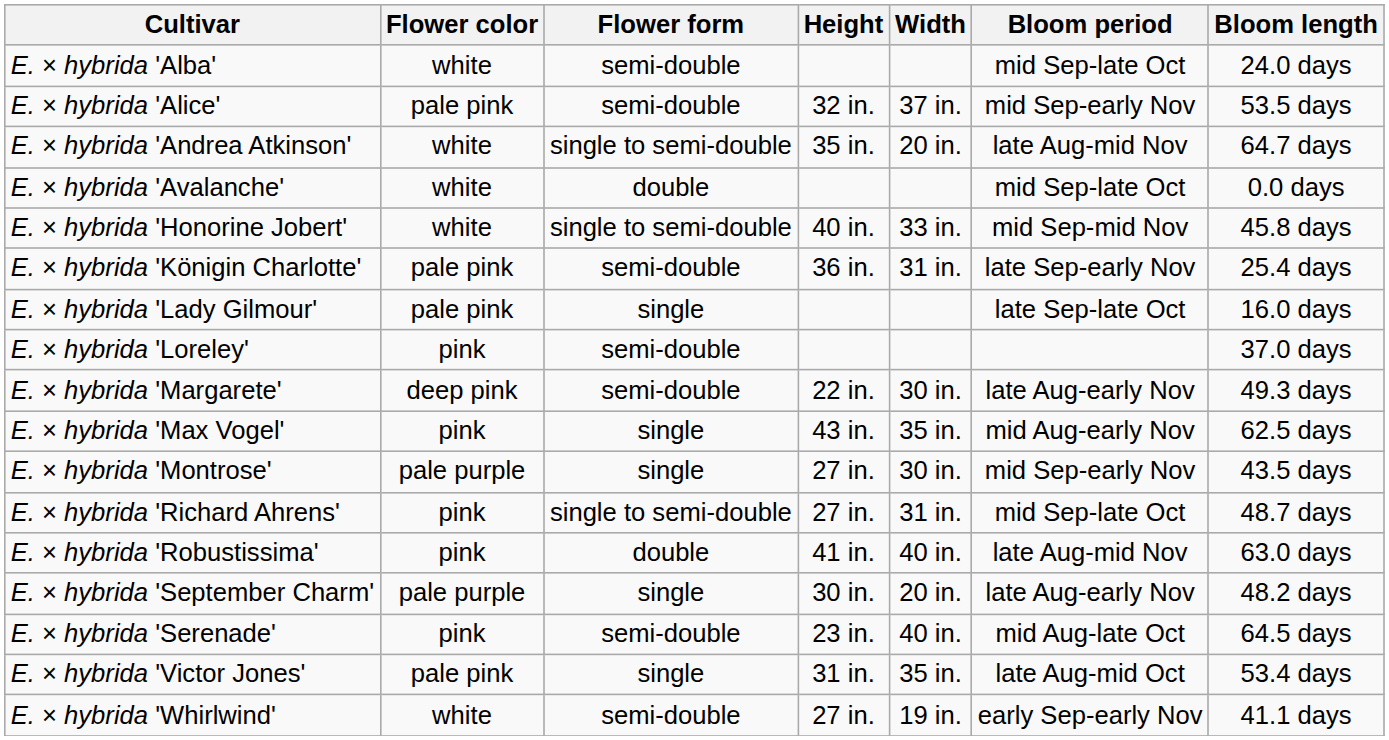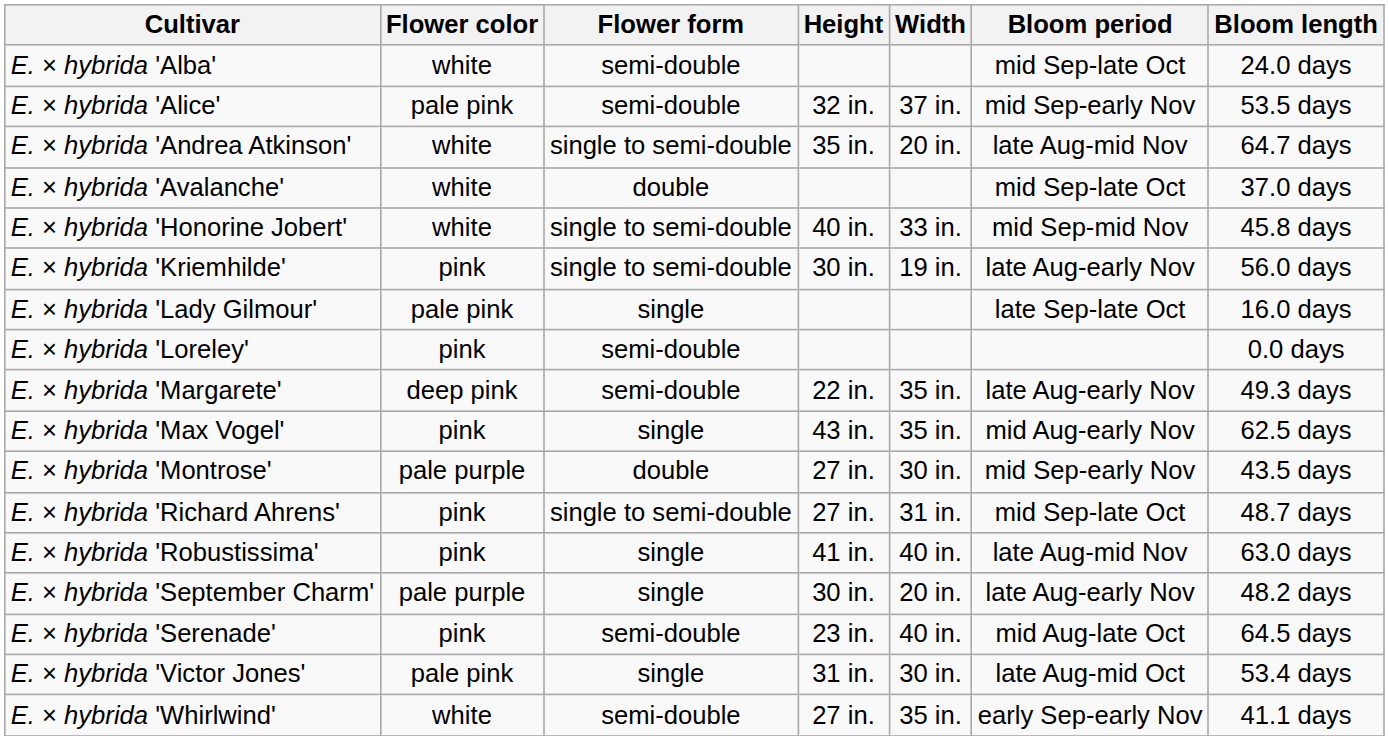(1296, 187) 0.0 days -> (1296, 187) 37.0 days
- row: (186, 268)
+ row: (148, 268)
(1296, 349) 37.0 days -> (1296, 349) 0.0 days
(930, 390) 30 in. -> (930, 390) 35 in.
(671, 471) single -> (671, 471) double
(671, 552) double -> (671, 552) single
(930, 674) 35 in. -> (930, 674) 30 in.
(930, 715) 19 in. -> (930, 715) 35 in.
